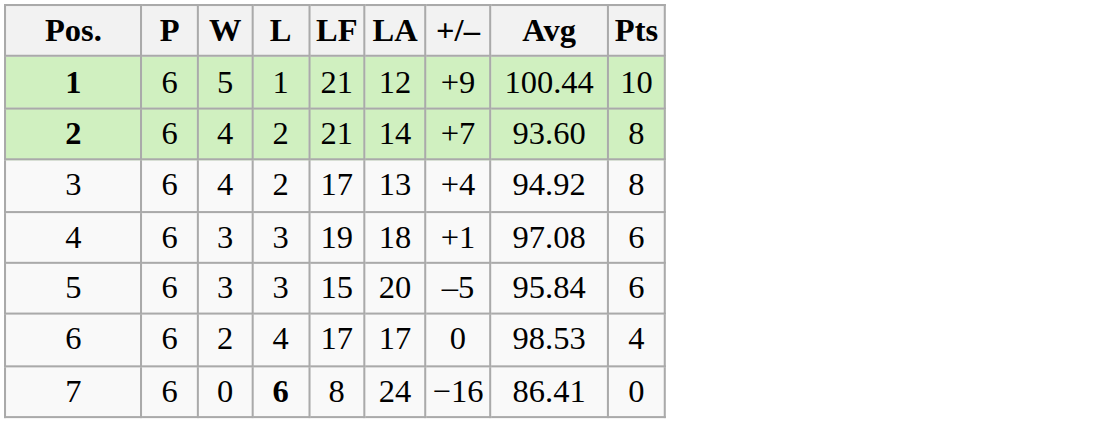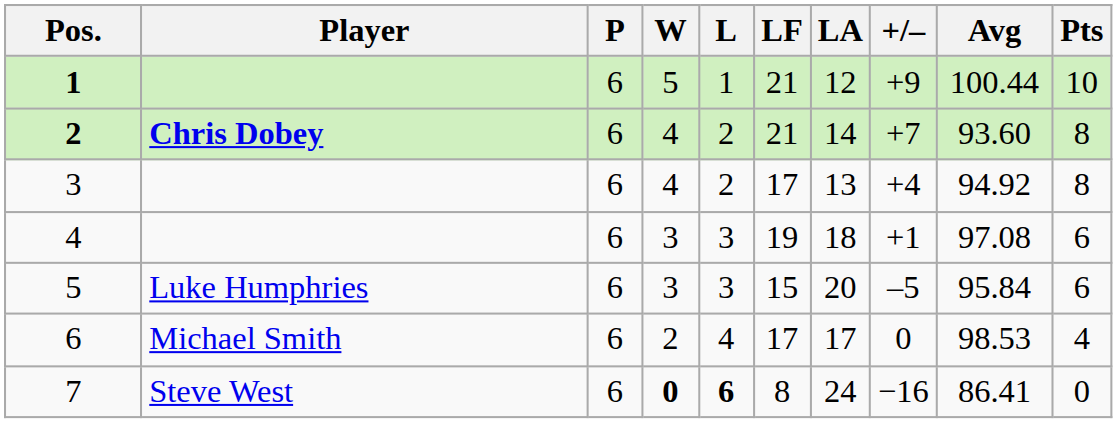+ column: (364, 30)
(225, 390) normal -> (670, 390) bold
